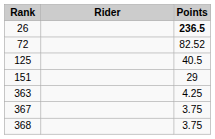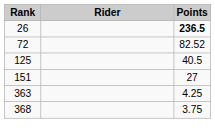(192, 77) 29 -> (192, 77) 27
- row: (23, 110)
